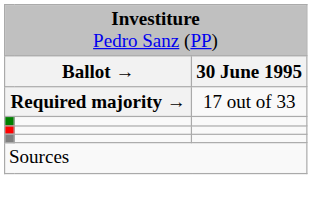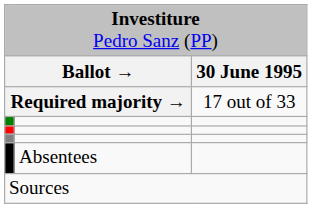+ row: (10, 158)
